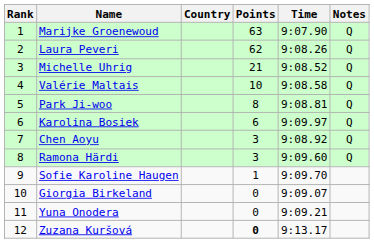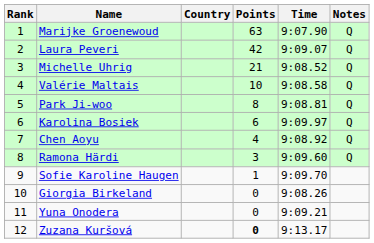(256, 49) 62 -> (256, 49) 42
(304, 49) 9:08.26 -> (304, 49) 9:09.07
(256, 139) 3 -> (256, 139) 4
(304, 194) 9:09.07 -> (304, 194) 9:08.26
